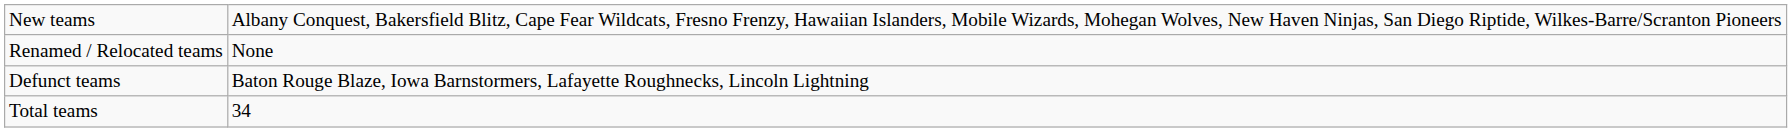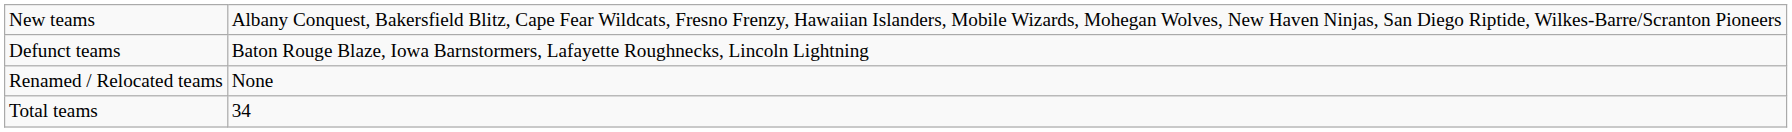rows swapped: (116, 50) <-> (65, 80)
